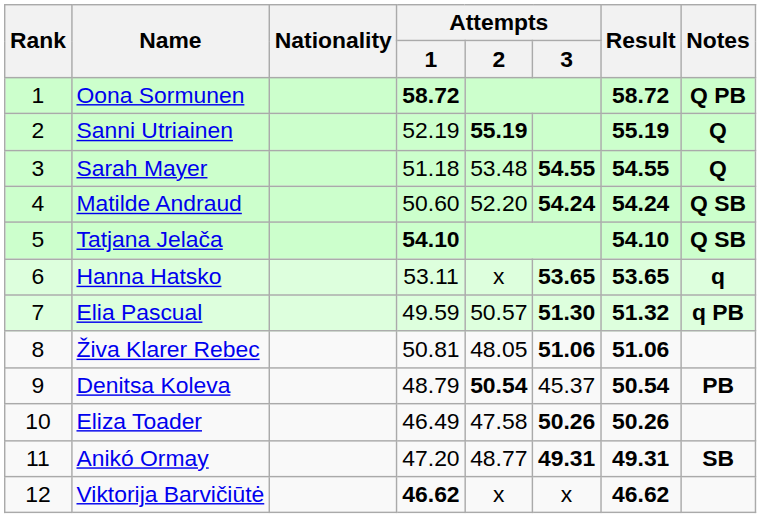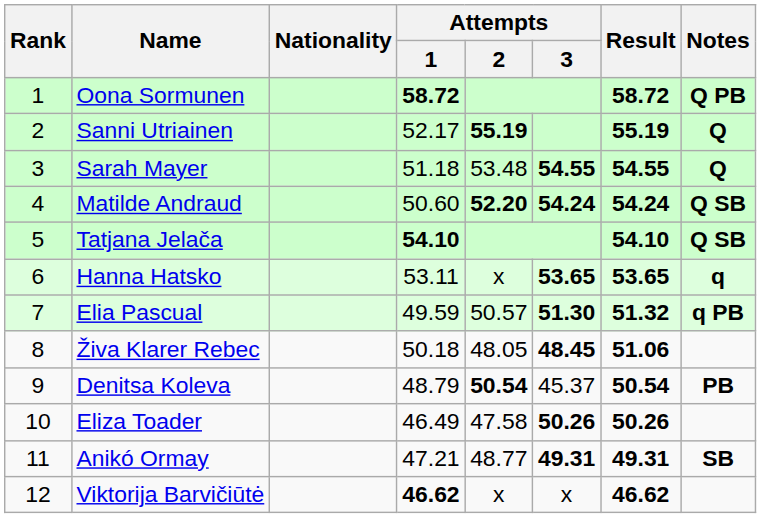(431, 131) 52.19 -> (431, 131) 52.17
(499, 204) normal -> (499, 204) bold
(431, 349) 50.81 -> (431, 349) 50.18
(567, 349) 51.06 -> (567, 349) 48.45
(431, 458) 47.20 -> (431, 458) 47.21
